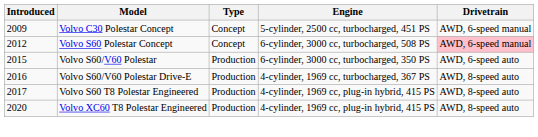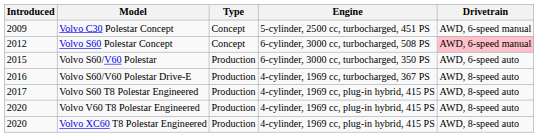+ row: (130, 108)
